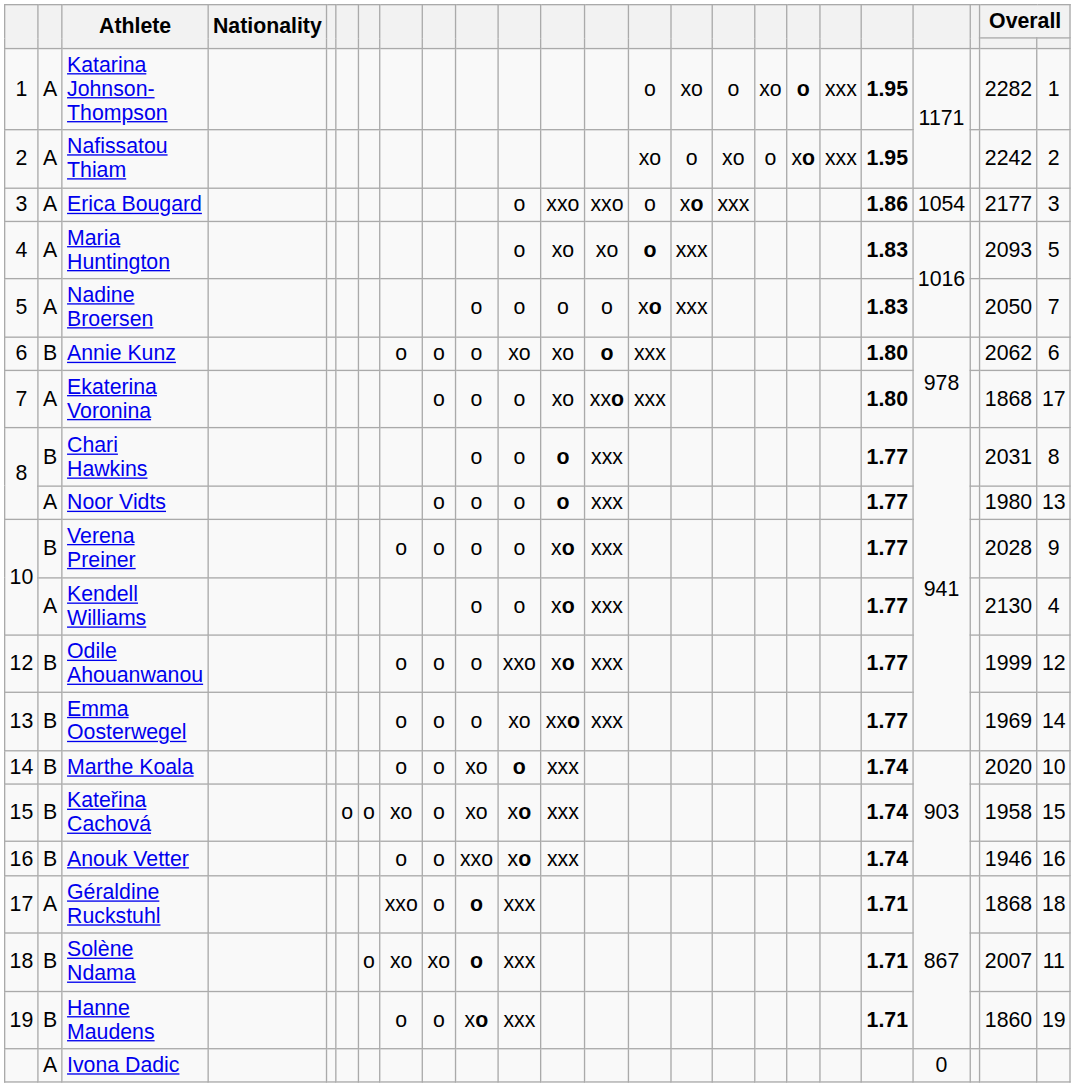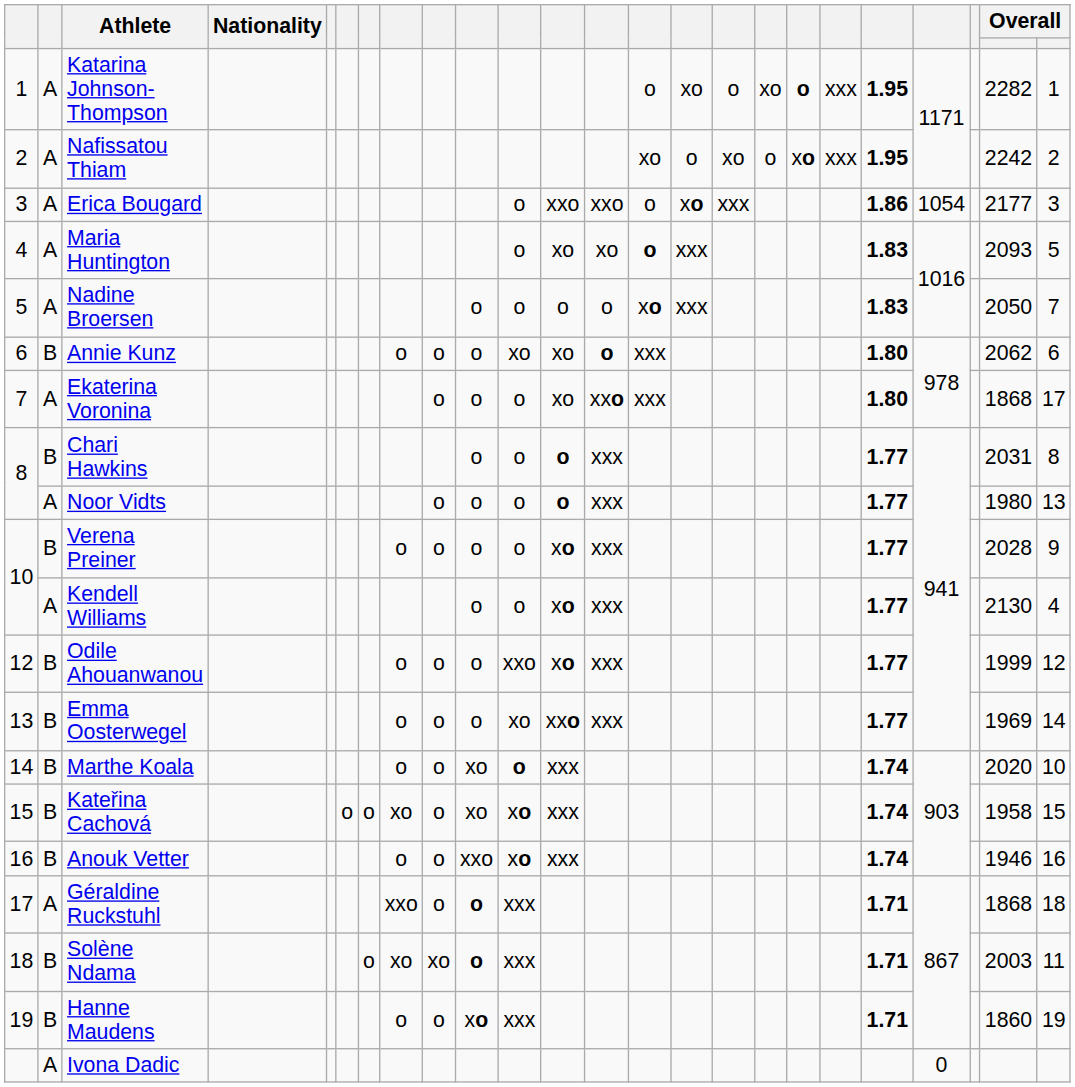(1008, 961) 2007 -> (1008, 961) 2003
